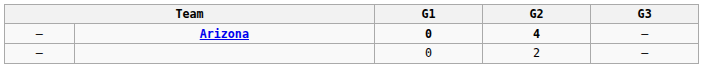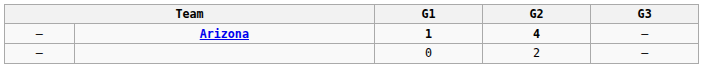(429, 34) 0 -> (429, 34) 1
